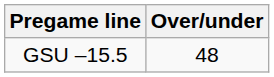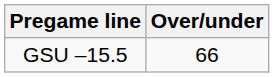(207, 54) 48 -> (207, 54) 66
